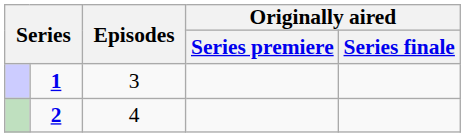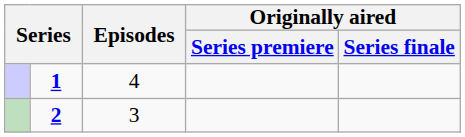(134, 80) 3 -> (134, 80) 4
(134, 114) 4 -> (134, 114) 3
